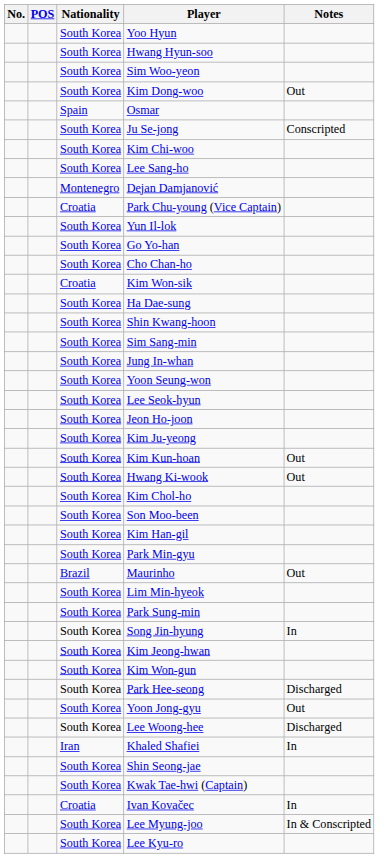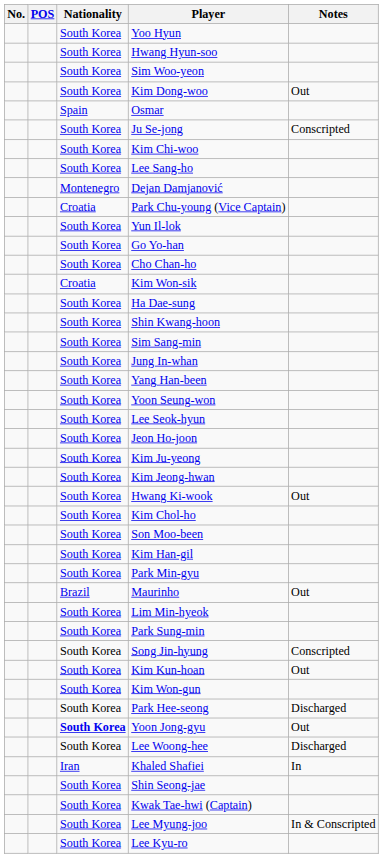+ row: (169, 380)
rows swapped: (168, 650) <-> (163, 457)
(292, 631) In -> (320, 650) Conscripted
(91, 708) normal -> (93, 727) bold
- row: (160, 804)
